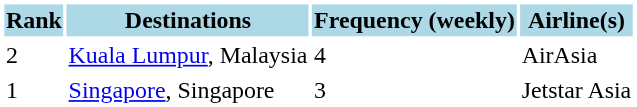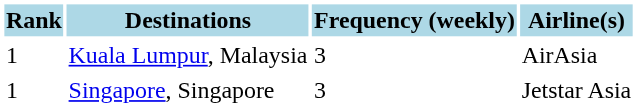(12, 55) 2 -> (12, 55) 1
(320, 55) 4 -> (320, 55) 3
